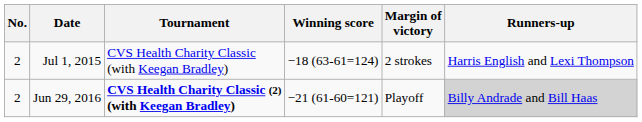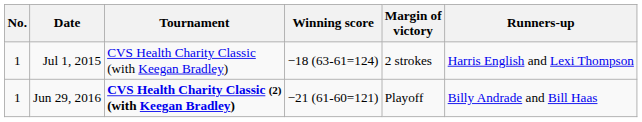(17, 60) 2 -> (17, 60) 1
(17, 98) 2 -> (17, 98) 1
(523, 98) lightgrey background -> (523, 98) no background
